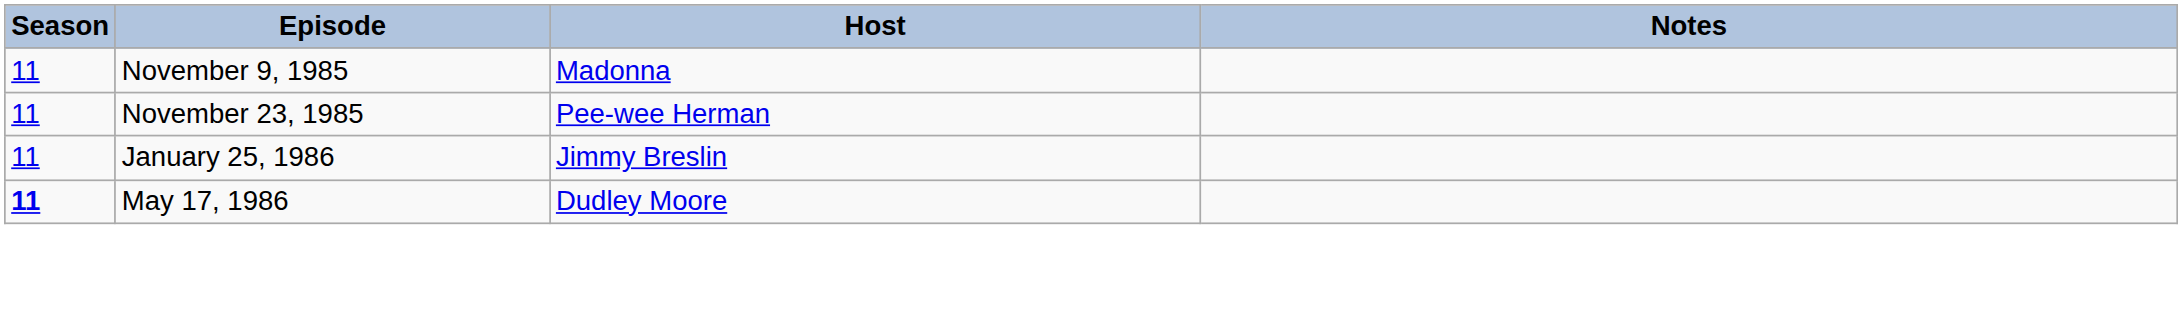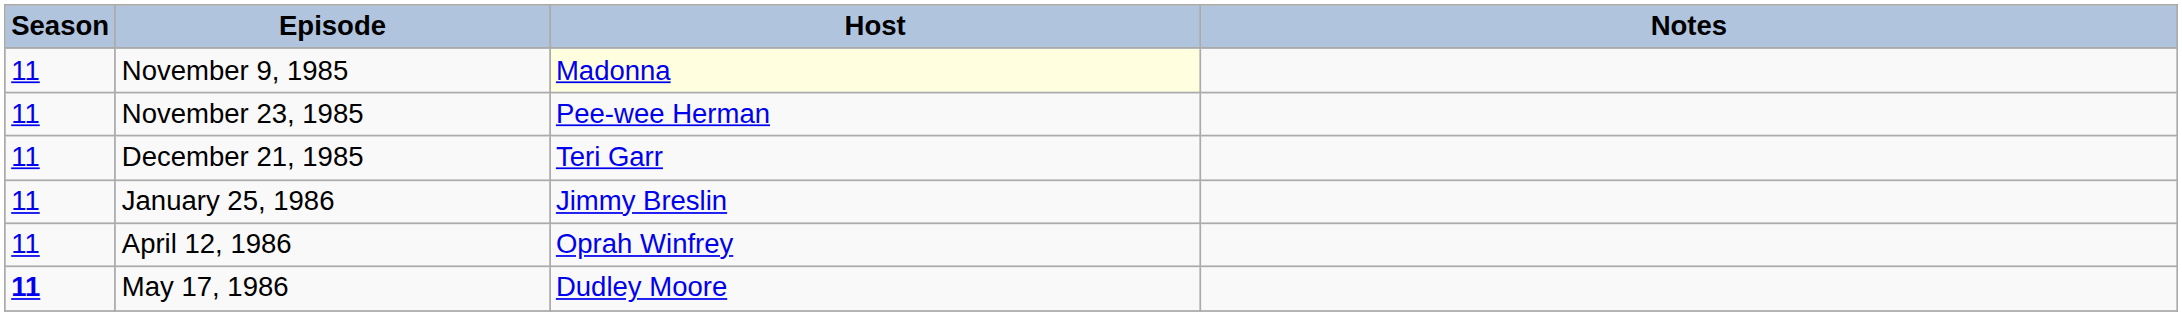(613, 69) no background -> (613, 69) lightyellow background
+ row: (243, 157)
+ row: (207, 244)
